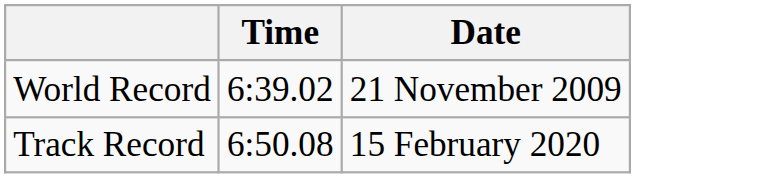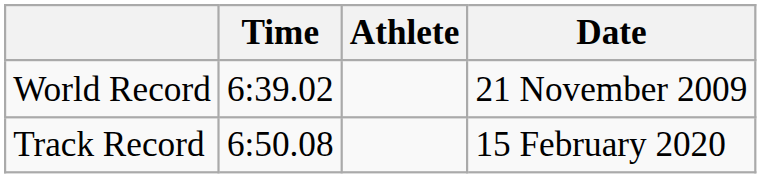+ column: (405, 32)
